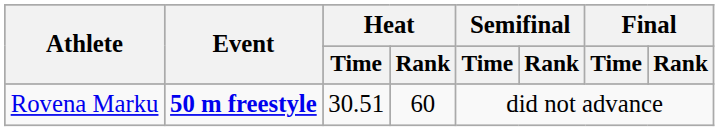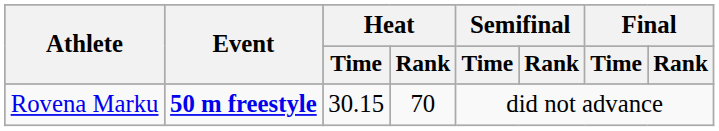(356, 104) 30.51 -> (356, 104) 30.15
(423, 104) 60 -> (423, 104) 70
